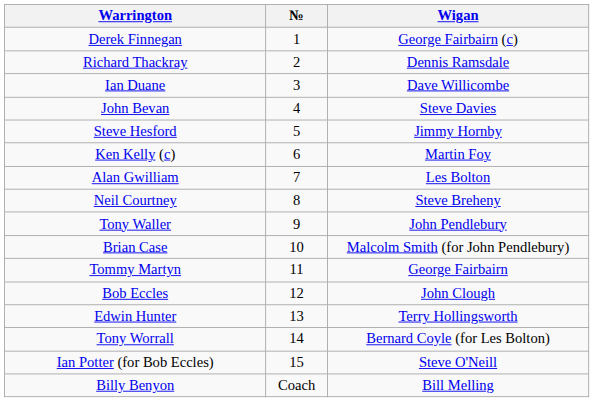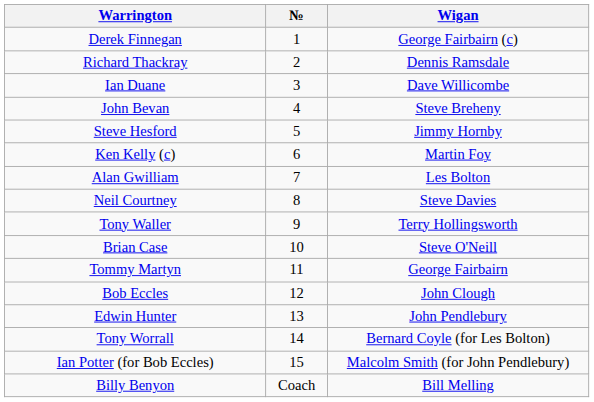(458, 108) Steve Davies -> (458, 108) Steve Breheny
(458, 200) Steve Breheny -> (458, 200) Steve Davies
(458, 223) John Pendlebury -> (458, 223) Terry Hollingsworth
(458, 246) Malcolm Smith (for John Pendlebury) -> (458, 246) Steve O'Neill
(458, 316) Terry Hollingsworth -> (458, 316) John Pendlebury
(458, 362) Steve O'Neill -> (458, 362) Malcolm Smith (for John Pendlebury)
